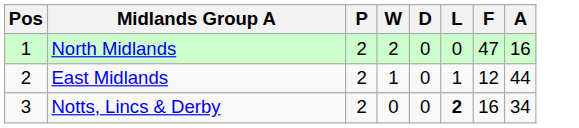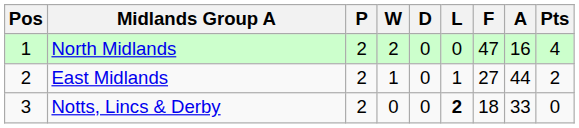+ column: (555, 19)
(489, 78) 12 -> (489, 78) 27
(489, 107) 16 -> (489, 107) 18
(520, 107) 34 -> (520, 107) 33
